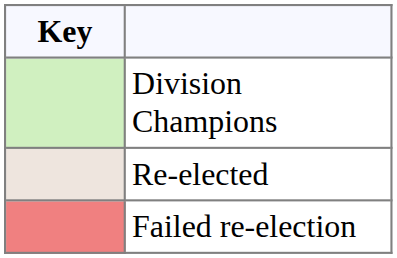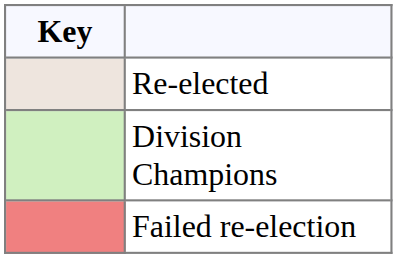rows swapped: (205, 102) <-> (200, 173)
